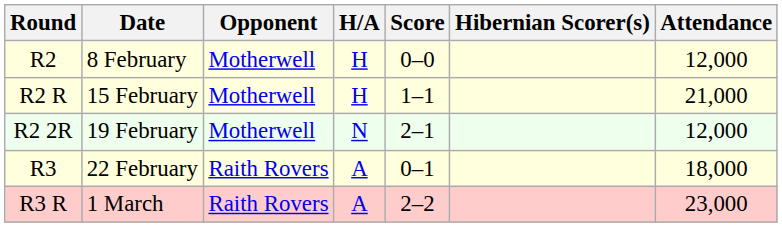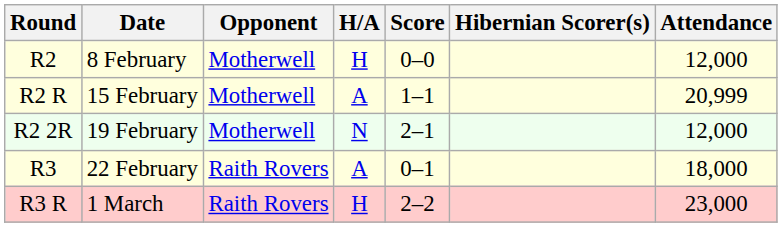(359, 95) H -> (359, 95) A
(716, 95) 21,000 -> (716, 95) 20,999
(359, 204) A -> (359, 204) H
